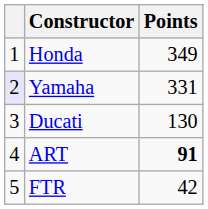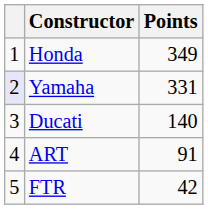(182, 121) 130 -> (182, 121) 140
(187, 154) bold -> (187, 154) normal
